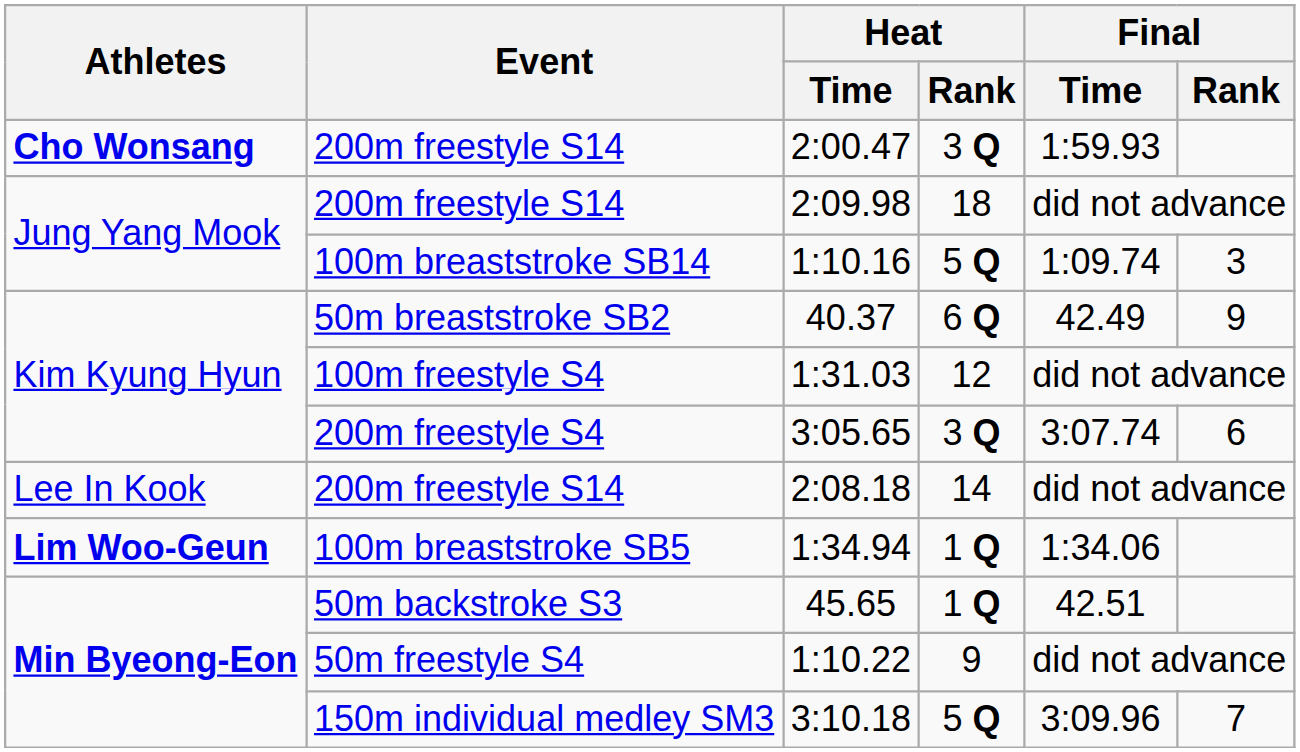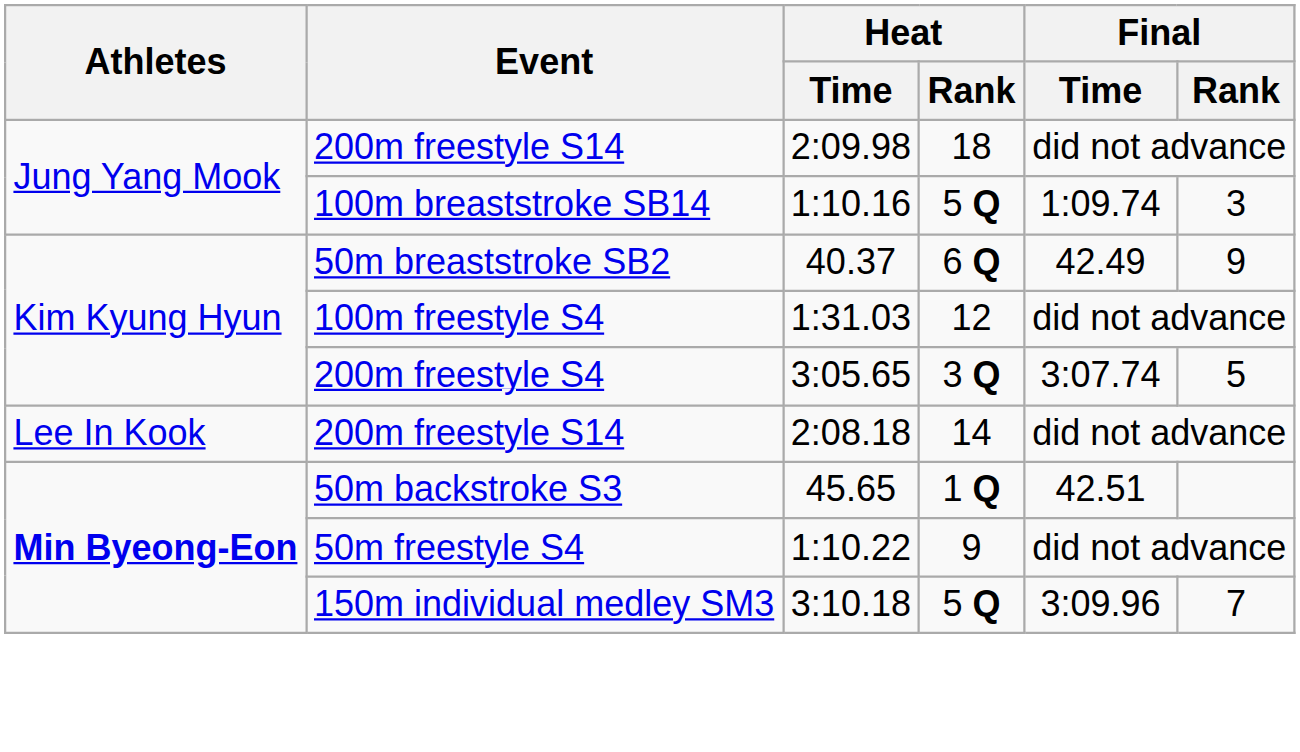- row: (851, 147)
(1236, 432) 6 -> (1236, 375) 5
- row: (851, 546)
